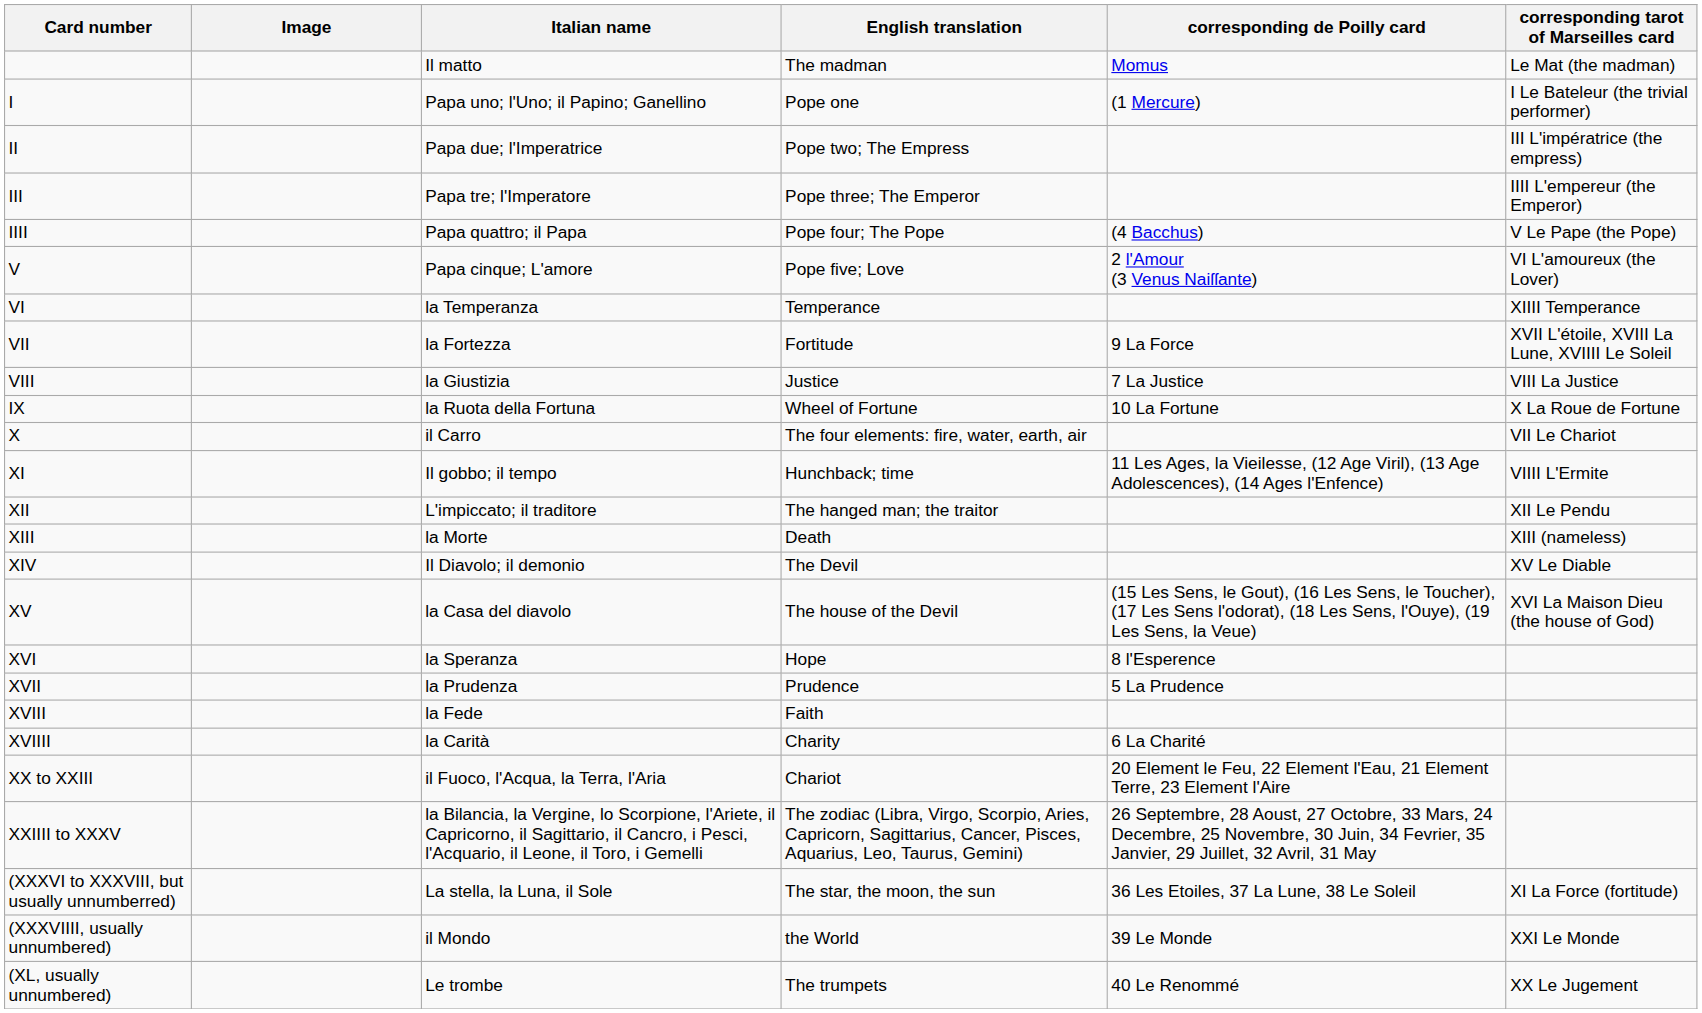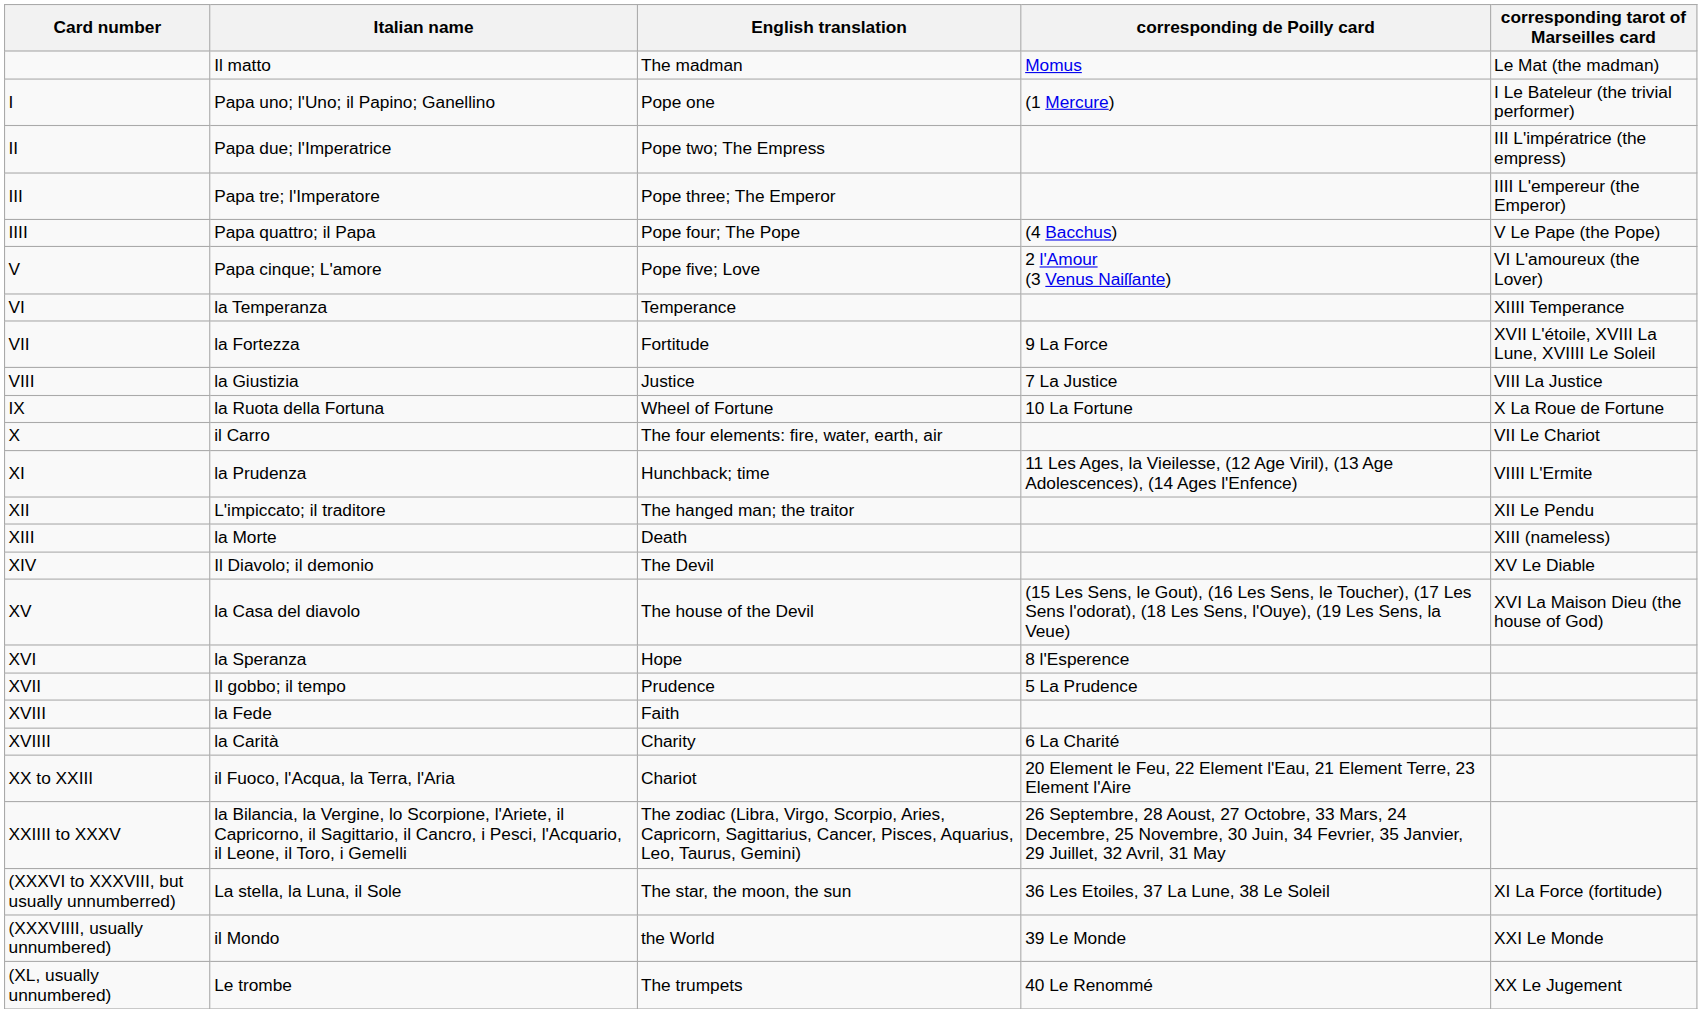- column: (306, 27)
(491, 473) Il gobbo; il tempo -> (260, 473) la Prudenza
(471, 686) la Prudenza -> (280, 686) Il gobbo; il tempo
